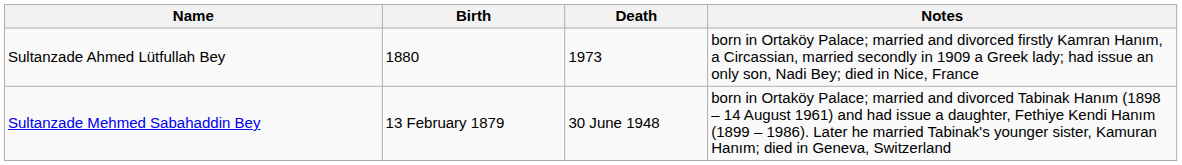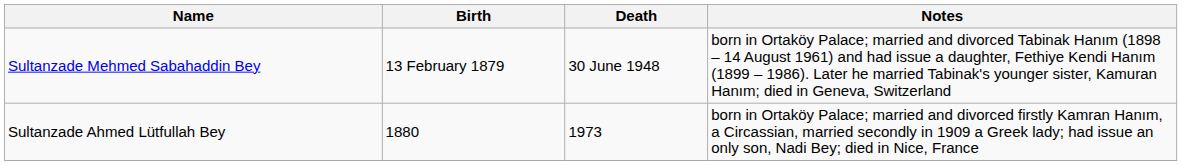rows swapped: (134, 123) <-> (117, 57)
